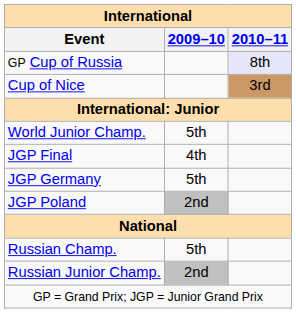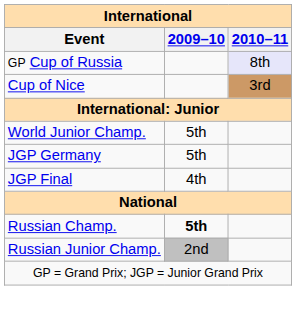rows swapped: (40, 156) <-> (54, 179)
- row: (47, 202)
(196, 249) normal -> (196, 226) bold
